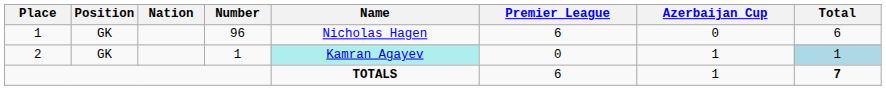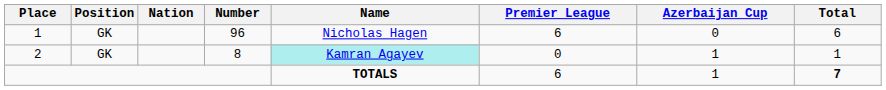(238, 55) 1 -> (238, 55) 8
(837, 55) lightblue background -> (837, 55) no background
